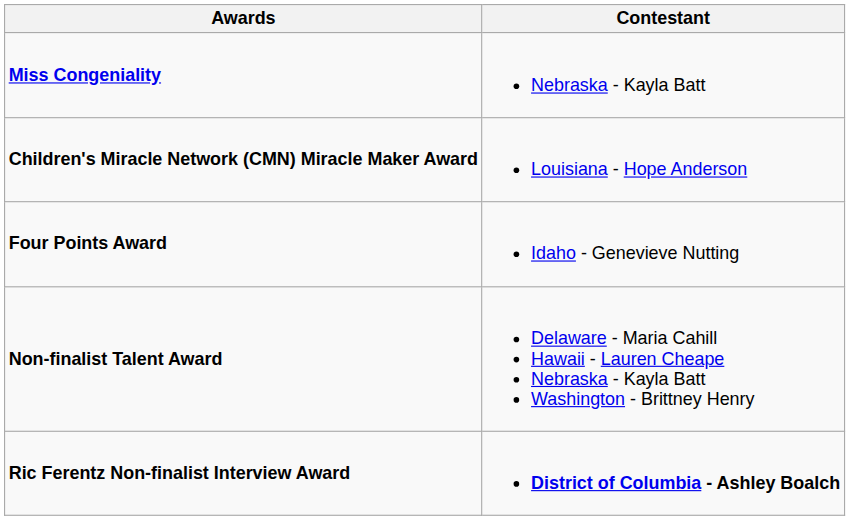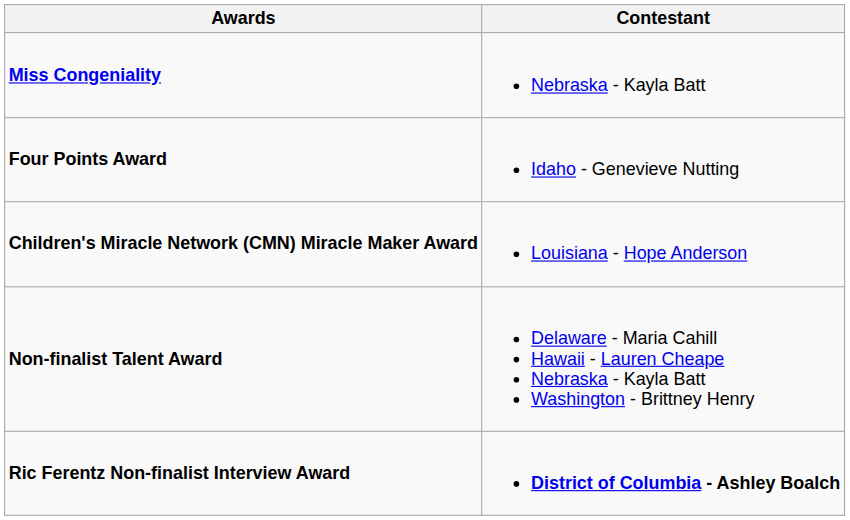rows swapped: (243, 159) <-> (88, 243)
